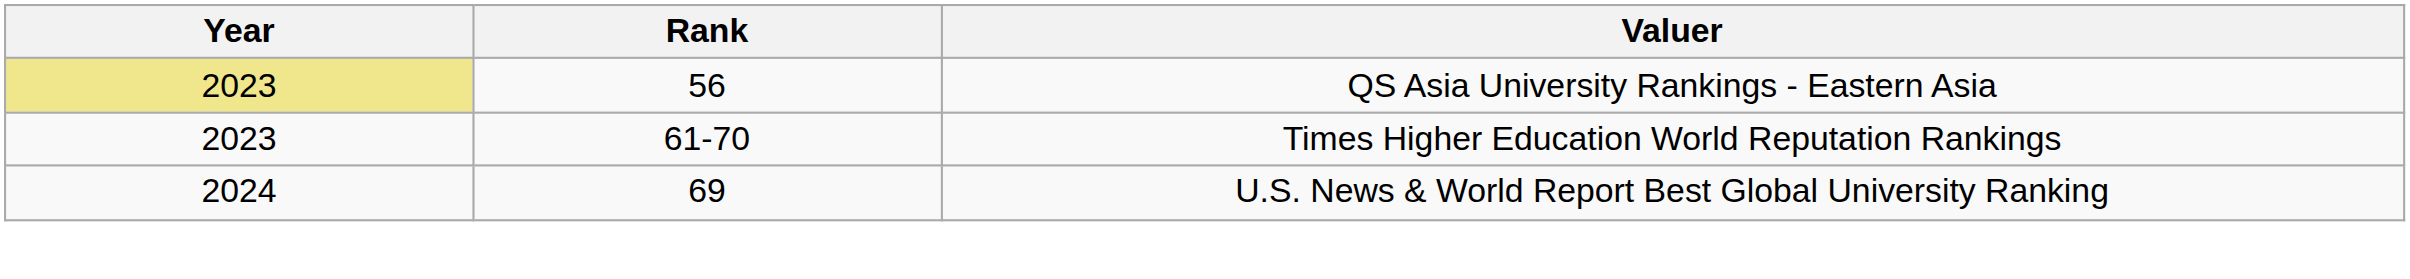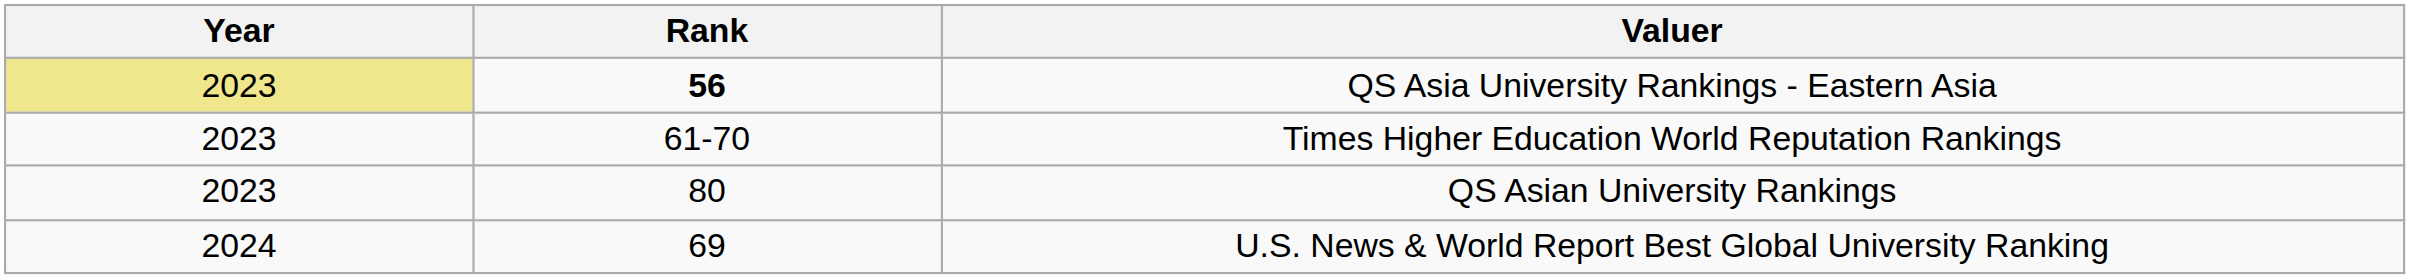(707, 84) normal -> (707, 84) bold
+ row: (1672, 191)
